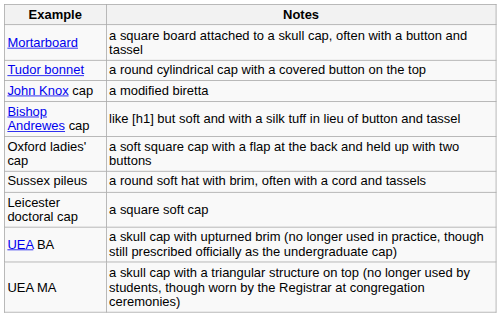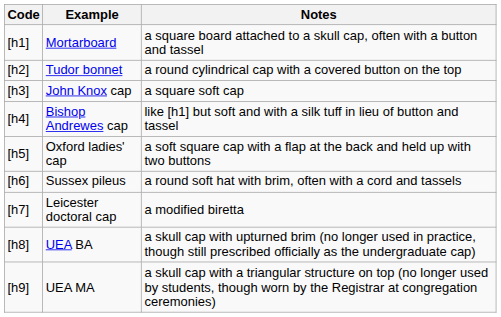+ column: (24, 14)
(159, 91) a modified biretta -> (194, 91) a square soft cap
(159, 209) a square soft cap -> (194, 209) a modified biretta
